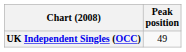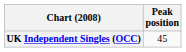(162, 39) 49 -> (162, 39) 45
